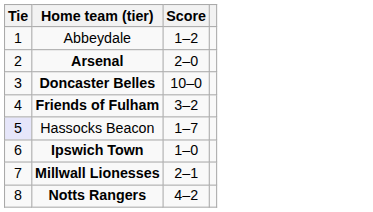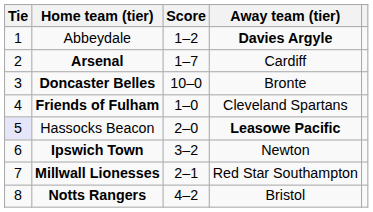+ column: (285, 15)
(186, 60) 2–0 -> (186, 60) 1–7
(186, 105) 3–2 -> (186, 105) 1–0
(186, 128) 1–7 -> (186, 128) 2–0
(186, 150) 1–0 -> (186, 150) 3–2
